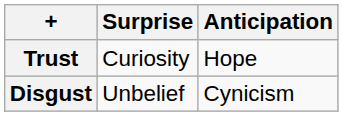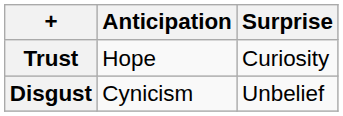columns swapped: (148, 22) <-> (268, 22)
